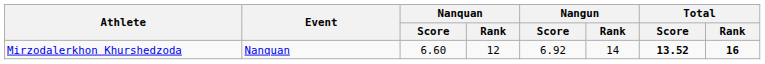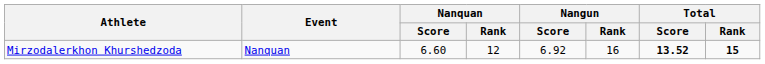(613, 49) 14 -> (613, 49) 16
(733, 49) 16 -> (733, 49) 15
